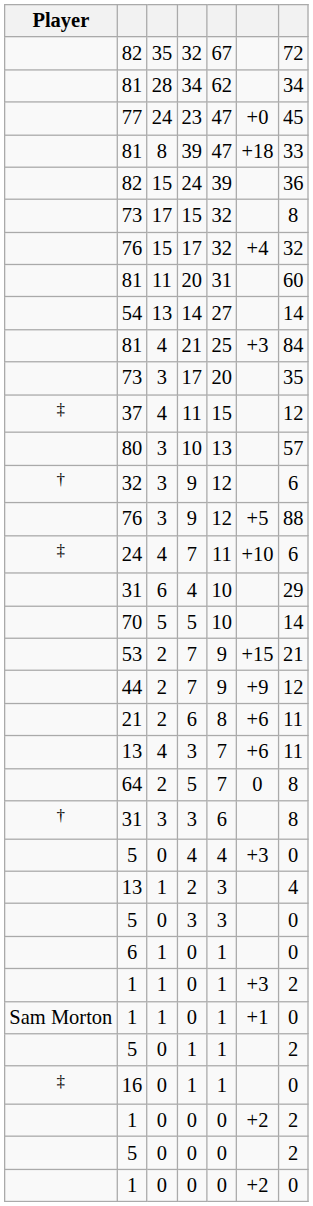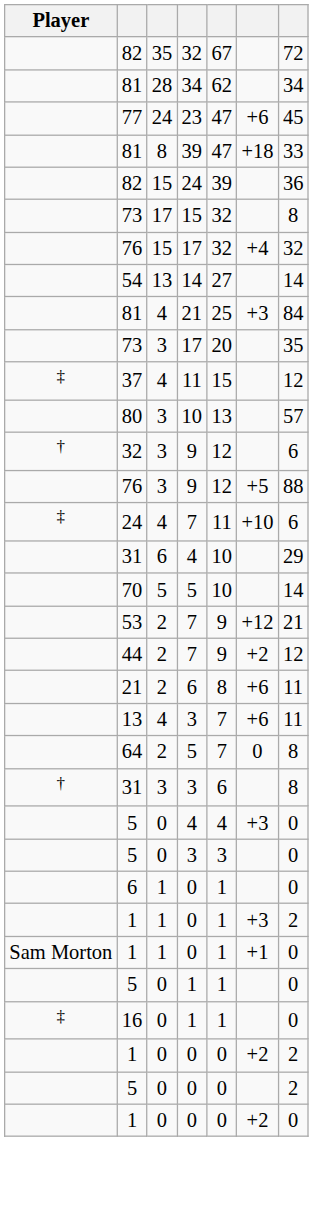(257, 118) +0 -> (257, 118) +6
- row: (132, 280)
(257, 654) +15 -> (257, 622) +12
(257, 686) +9 -> (257, 654) +2
- row: (132, 887)
(293, 1049) 2 -> (293, 984) 0
